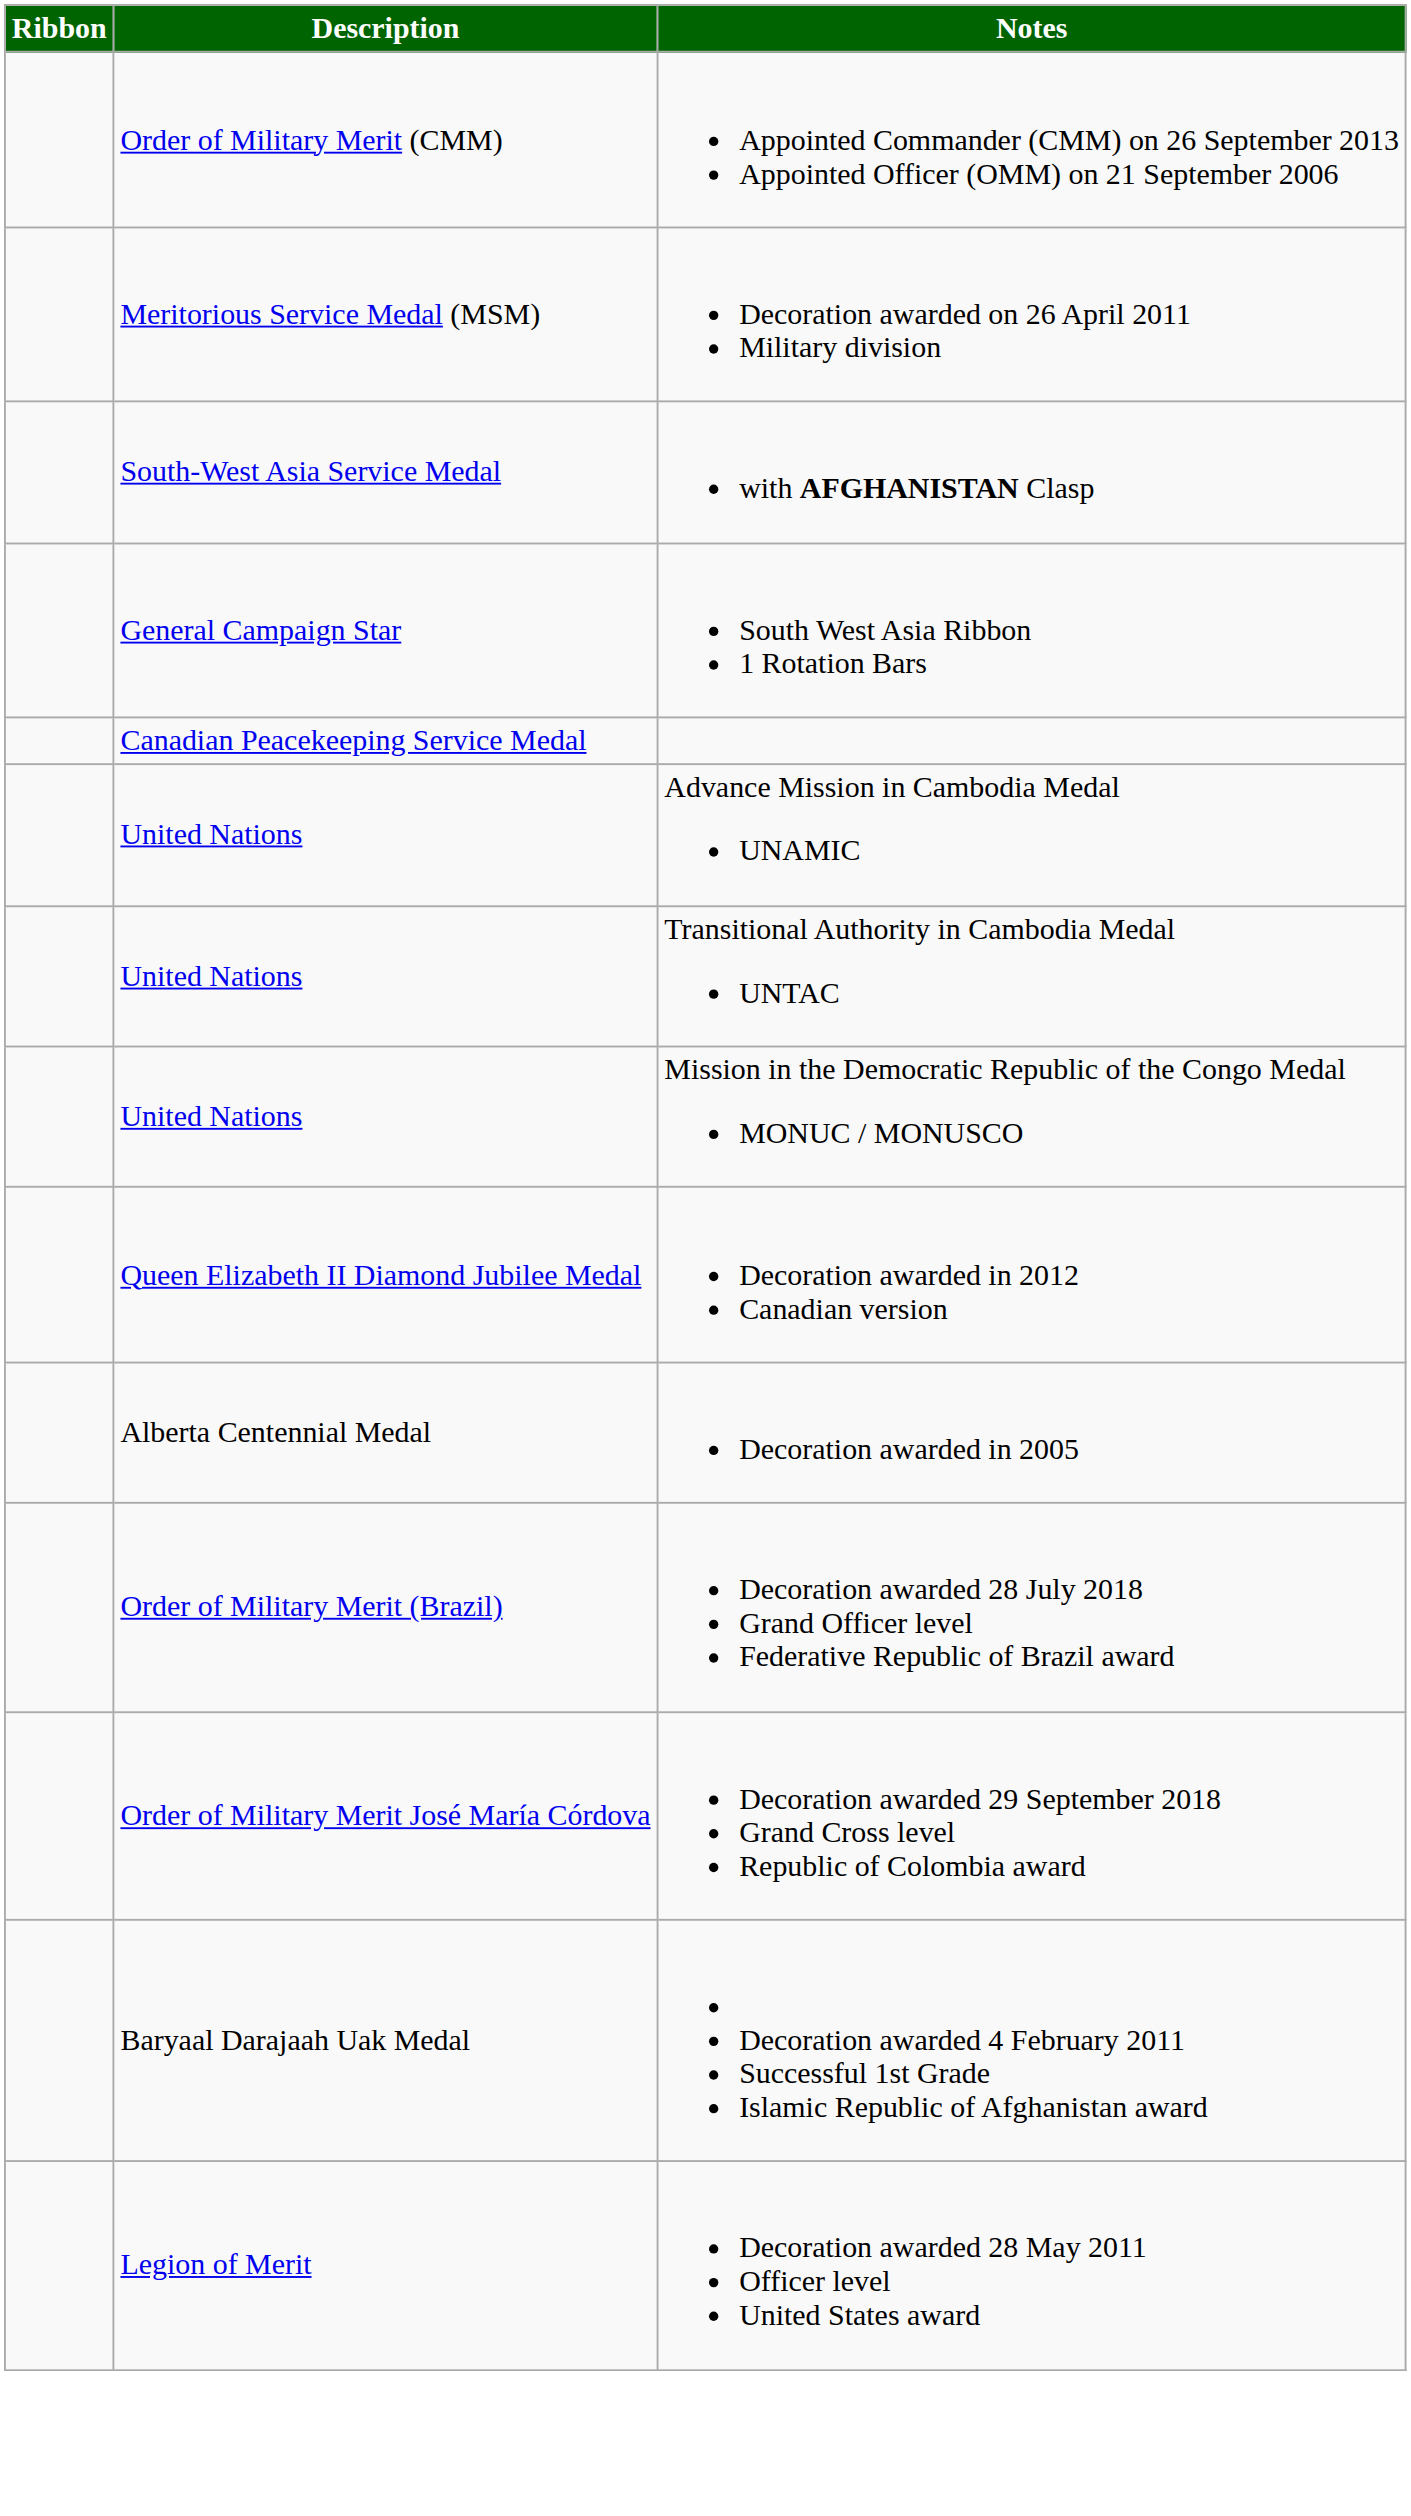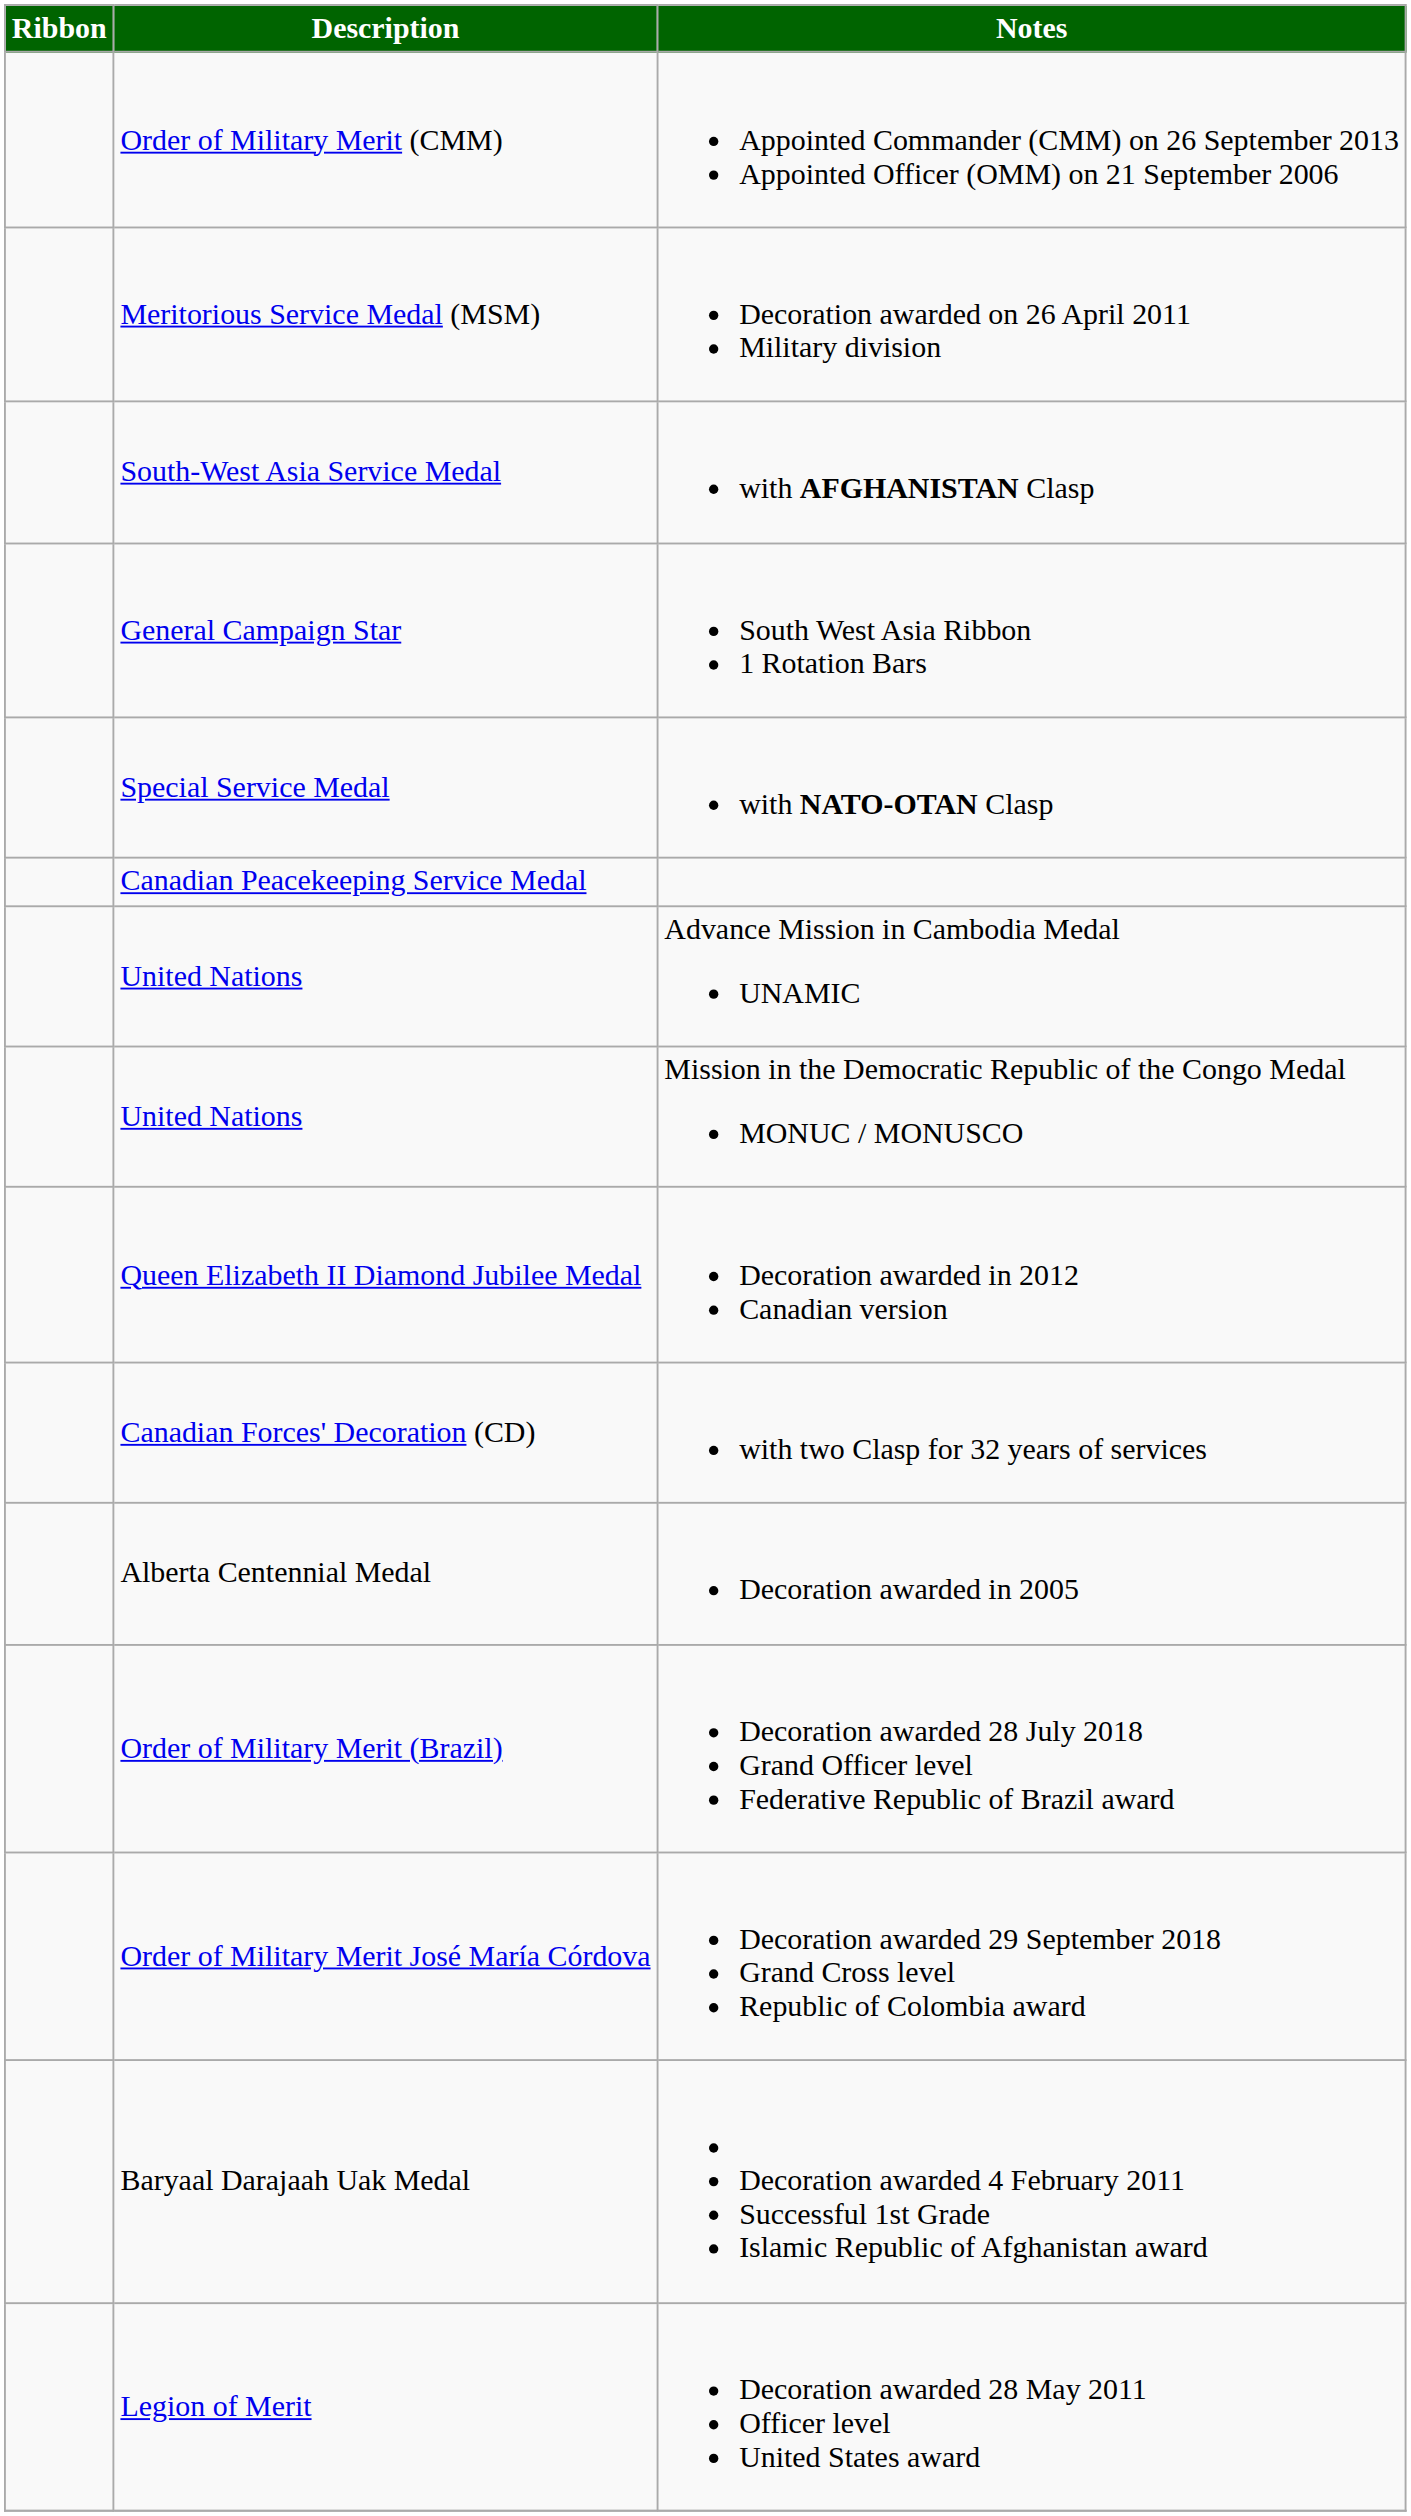+ row: (255, 787)
- row: (211, 975)
+ row: (328, 1432)
